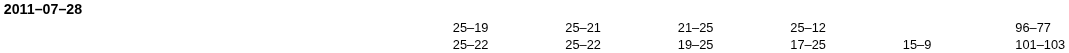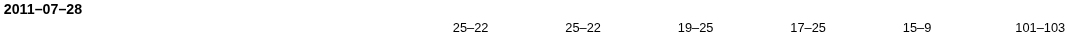- row: (471, 27)
